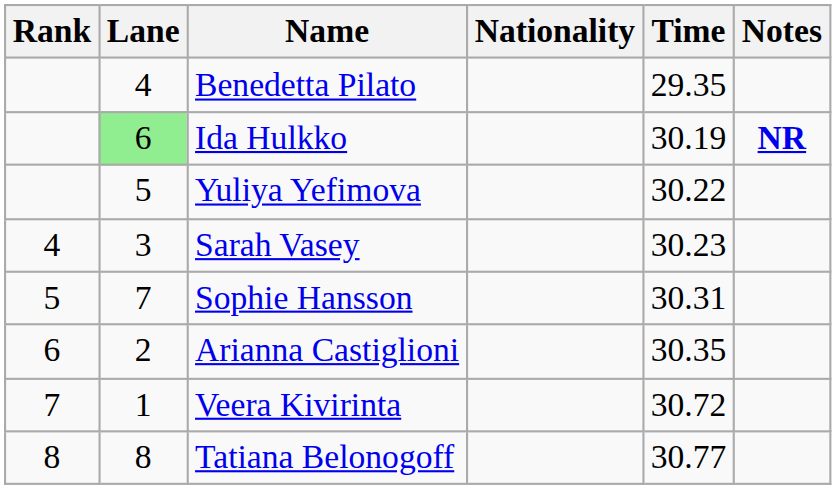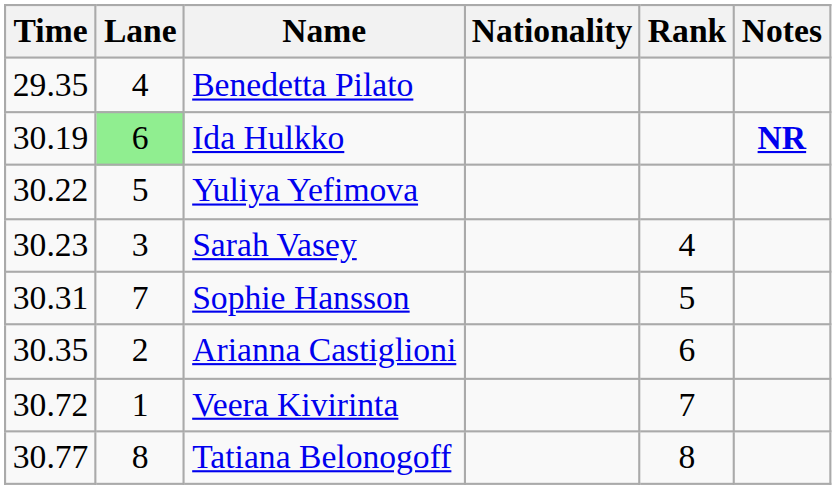columns swapped: (52, 31) <-> (688, 31)
